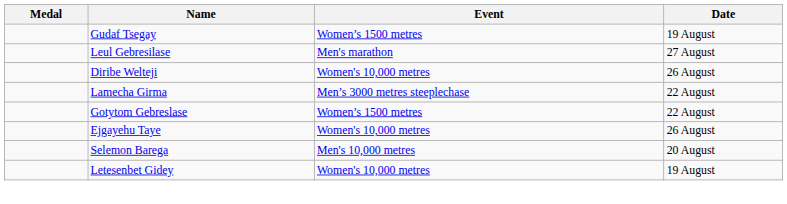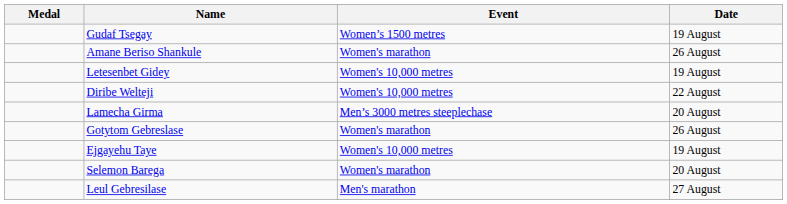+ row: (144, 53)
rows swapped: (132, 170) <-> (130, 53)
(691, 73) 26 August -> (697, 92) 22 August
(691, 92) 22 August -> (697, 112) 20 August
(370, 112) Women’s 1500 metres -> (385, 131) Women's marathon
(691, 112) 22 August -> (697, 131) 26 August
(691, 131) 26 August -> (697, 150) 19 August
(366, 150) Men's 10,000 metres -> (385, 170) Women's marathon
